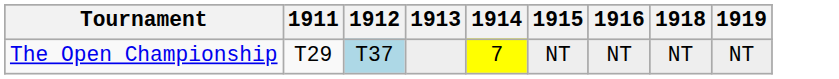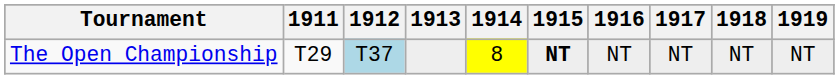+ column: (680, 22)
(497, 57) 7 -> (497, 57) 8
(558, 57) normal -> (558, 57) bold
